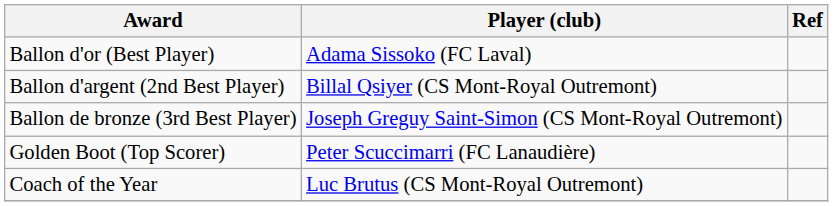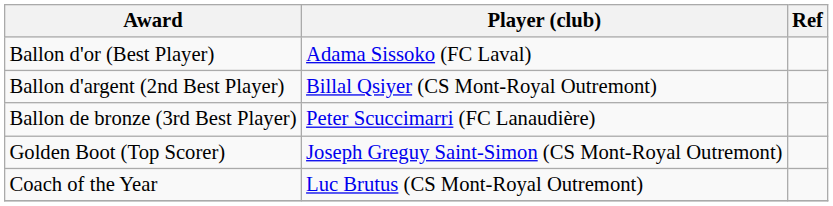(544, 119) Joseph Greguy Saint-Simon (CS Mont-Royal Outremont) -> (451, 119) Peter Scuccimarri (FC Lanaudière)
(451, 151) Peter Scuccimarri (FC Lanaudière) -> (544, 151) Joseph Greguy Saint-Simon (CS Mont-Royal Outremont)
